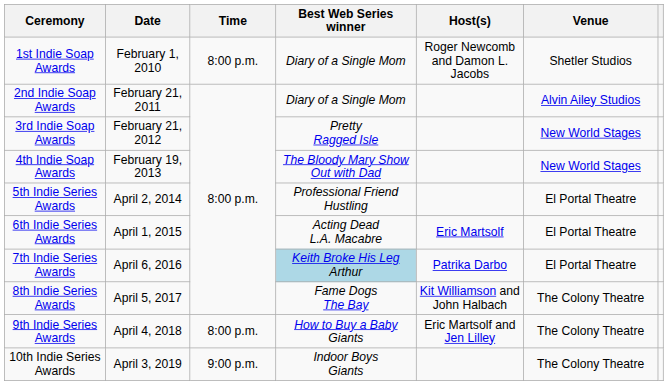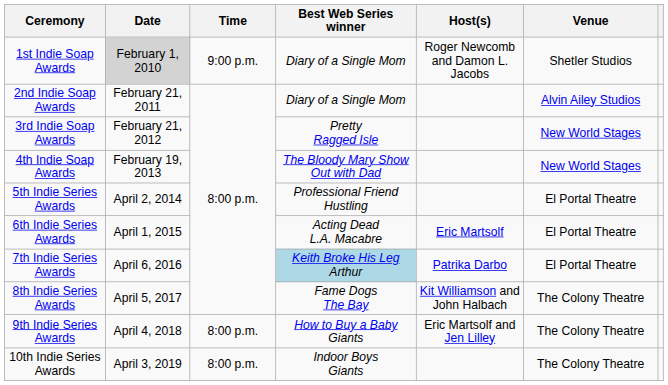(148, 60) no background -> (148, 60) lightgrey background
(233, 60) 8:00 p.m. -> (233, 60) 9:00 p.m.
(233, 364) 9:00 p.m. -> (233, 364) 8:00 p.m.
